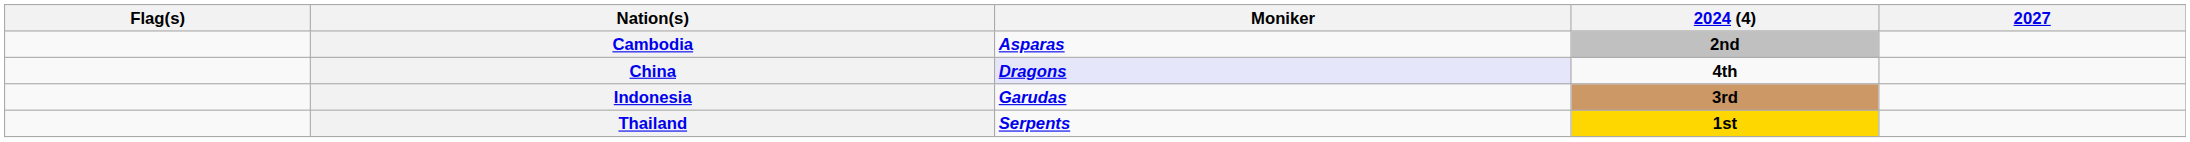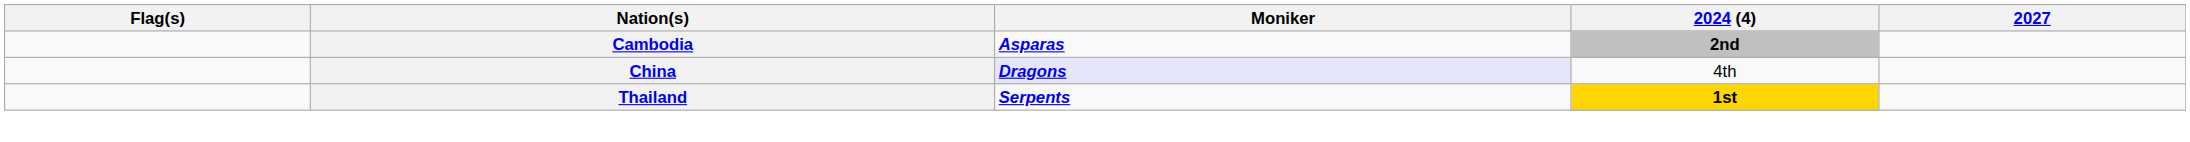(1725, 71) bold -> (1725, 71) normal
- row: (653, 97)
